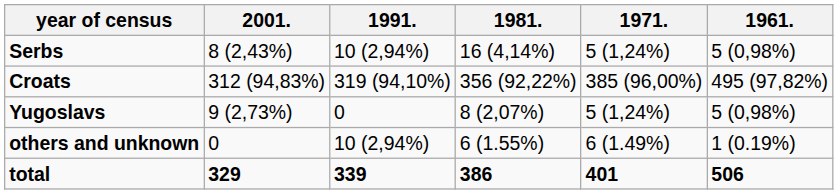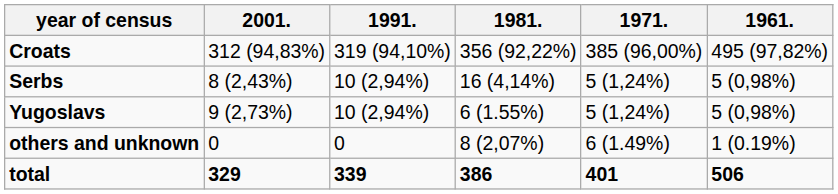rows swapped: (40, 82) <-> (36, 51)
(339, 113) 0 -> (382, 113) 10 (2,94%)
(502, 113) 8 (2,07%) -> (502, 113) 6 (1.55%)
(382, 143) 10 (2,94%) -> (339, 143) 0
(502, 143) 6 (1.55%) -> (502, 143) 8 (2,07%)
